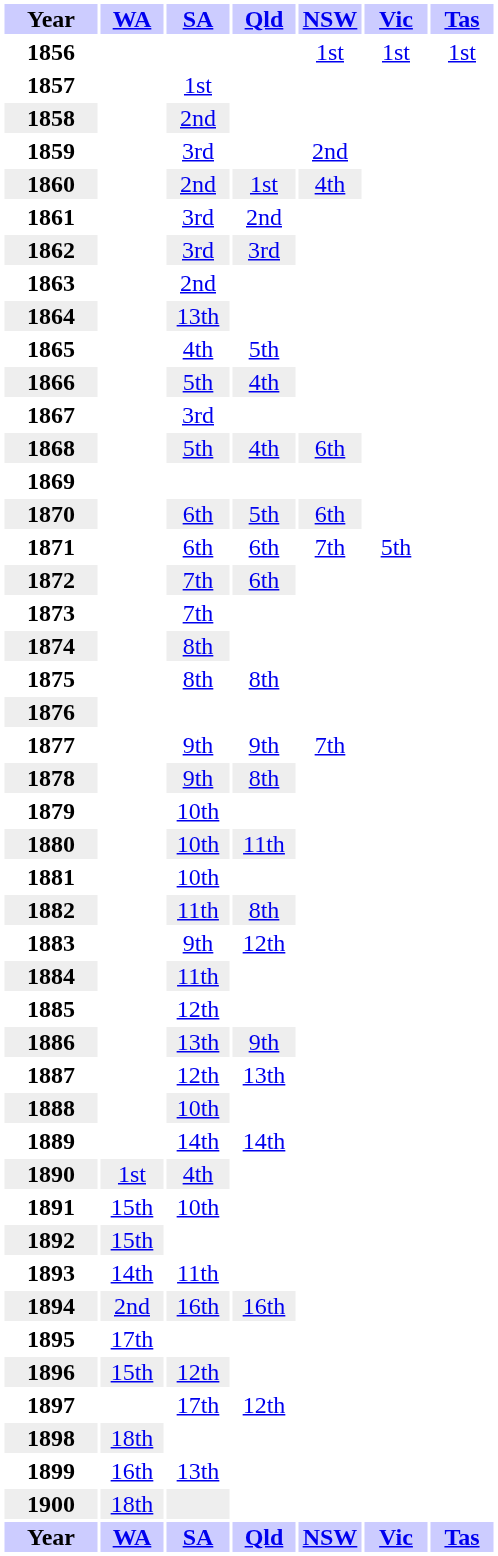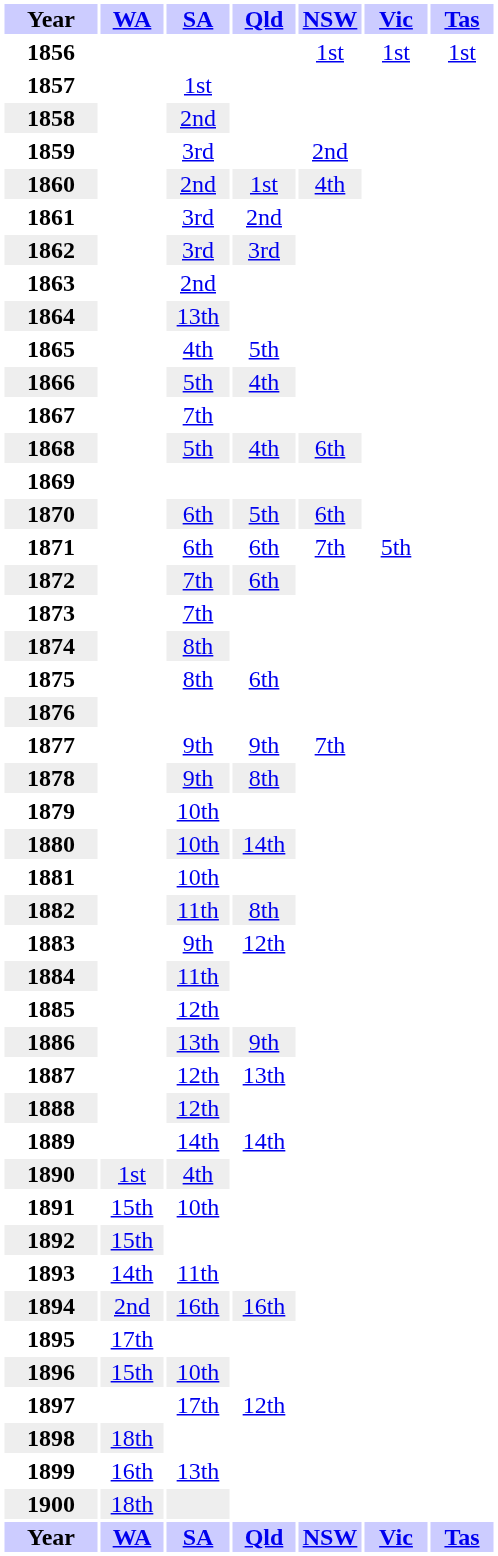(198, 414) 3rd -> (198, 414) 7th
(264, 678) 8th -> (264, 678) 6th
(264, 843) 11th -> (264, 843) 14th
(198, 1107) 10th -> (198, 1107) 12th
(198, 1371) 12th -> (198, 1371) 10th
